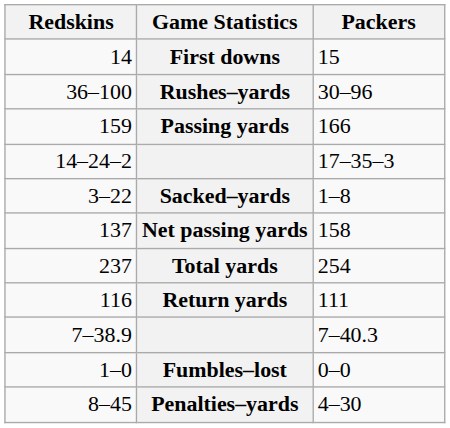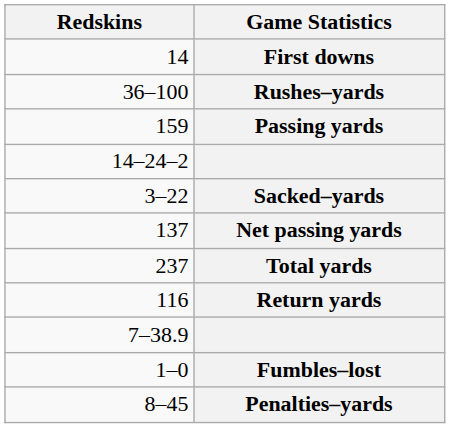- column: (379, 21)
